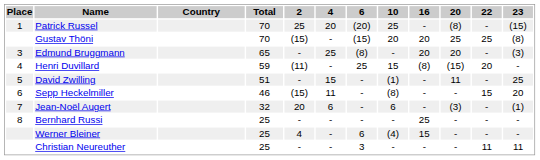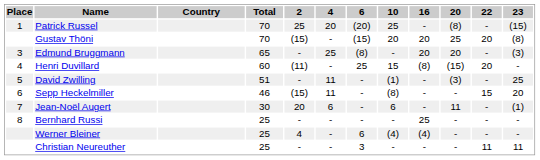(487, 39) 25 -> (487, 39) 20
(265, 66) 59 -> (265, 66) 60
(331, 80) 15 -> (331, 80) 11
(456, 80) 11 -> (456, 80) (3)
(265, 107) 32 -> (265, 107) 30
(456, 107) (3) -> (456, 107) 11
(424, 134) 15 -> (424, 134) (4)
